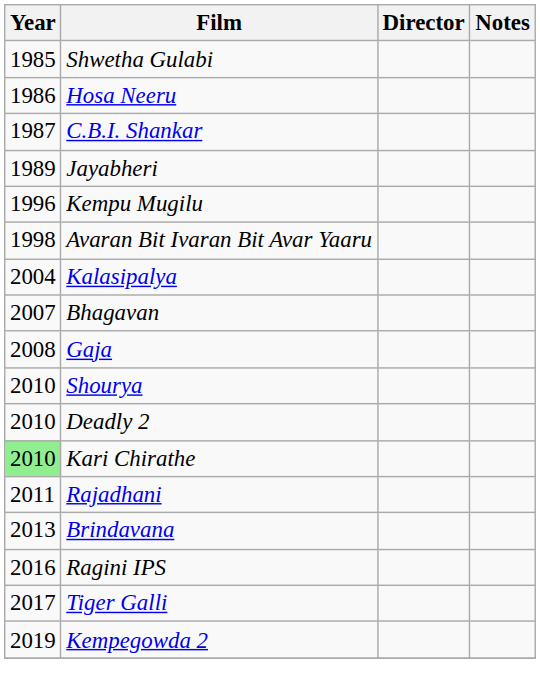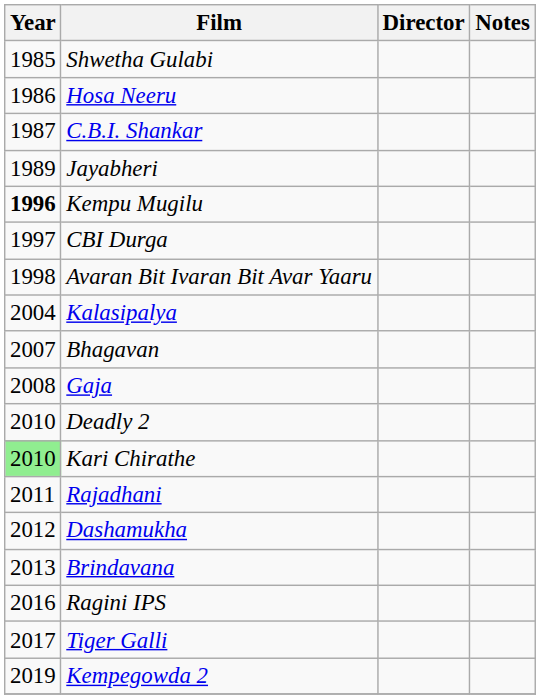(33, 204) normal -> (33, 204) bold
+ row: (117, 240)
- row: (104, 385)
+ row: (127, 530)
